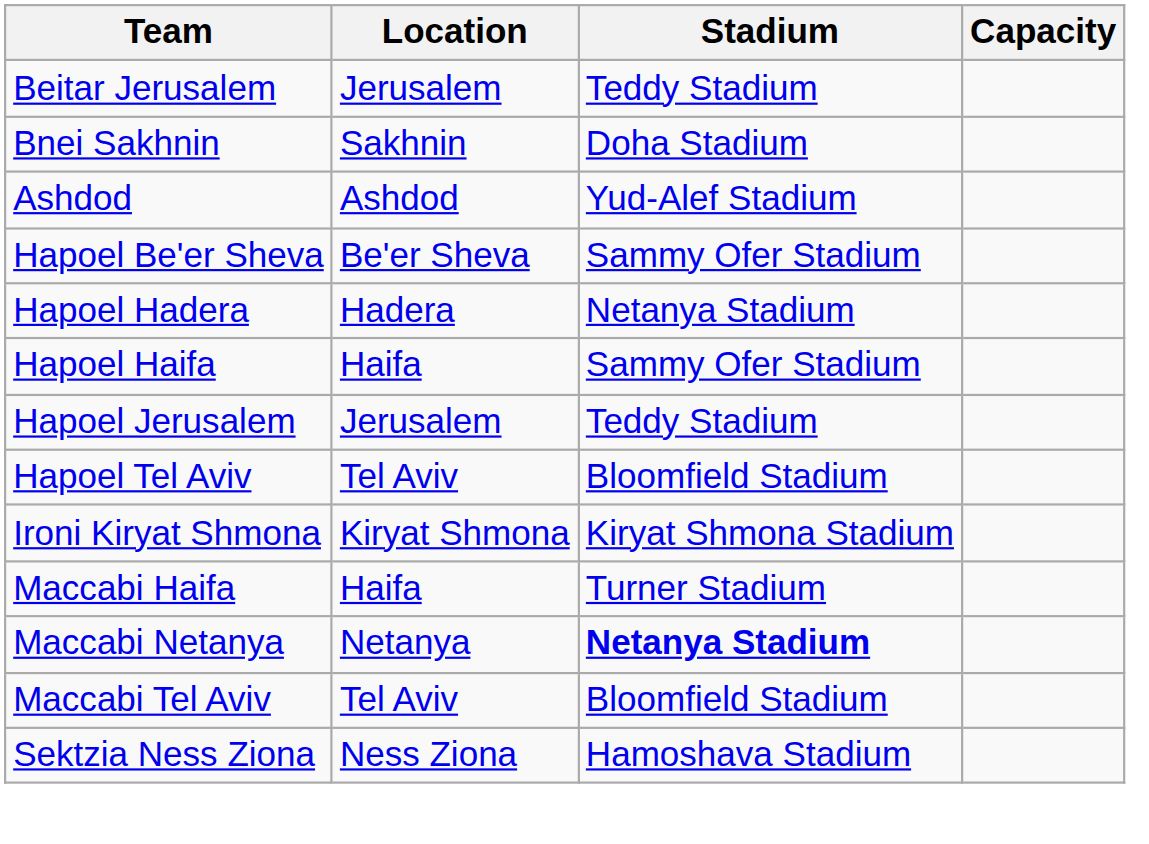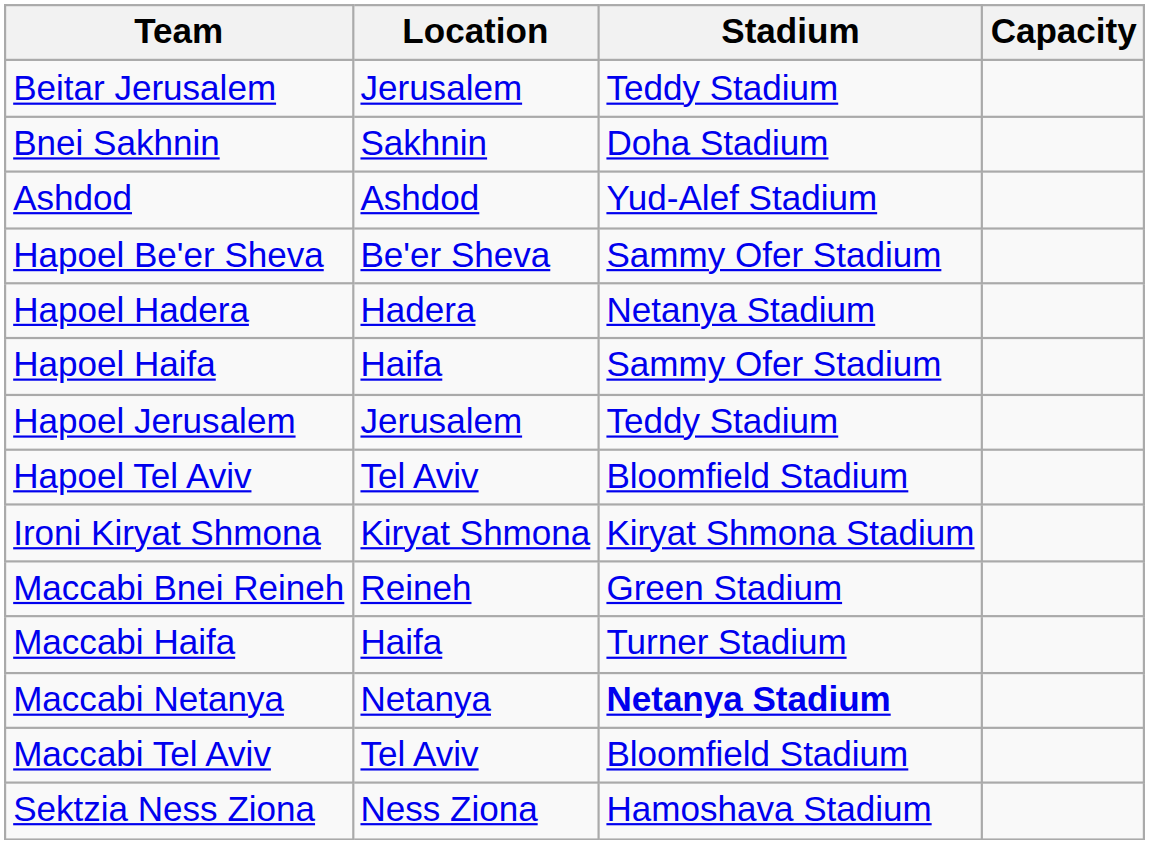+ row: (179, 588)
